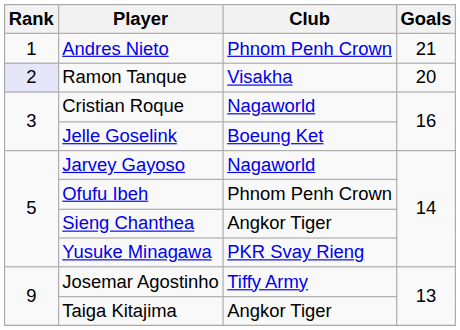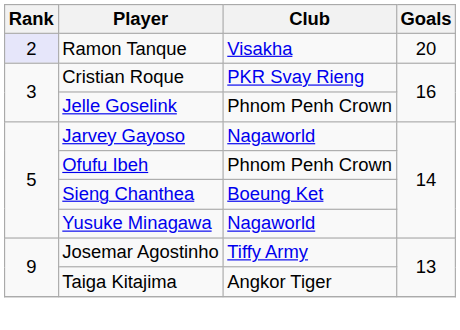- row: (115, 48)
(271, 106) Nagaworld -> (296, 77) PKR Svay Rieng
(275, 135) Boeung Ket -> (310, 106) Phnom Penh Crown
(279, 223) Angkor Tiger -> (275, 194) Boeung Ket
(296, 252) PKR Svay Rieng -> (271, 223) Nagaworld
